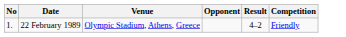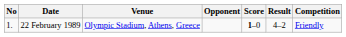+ column: (254, 11)
